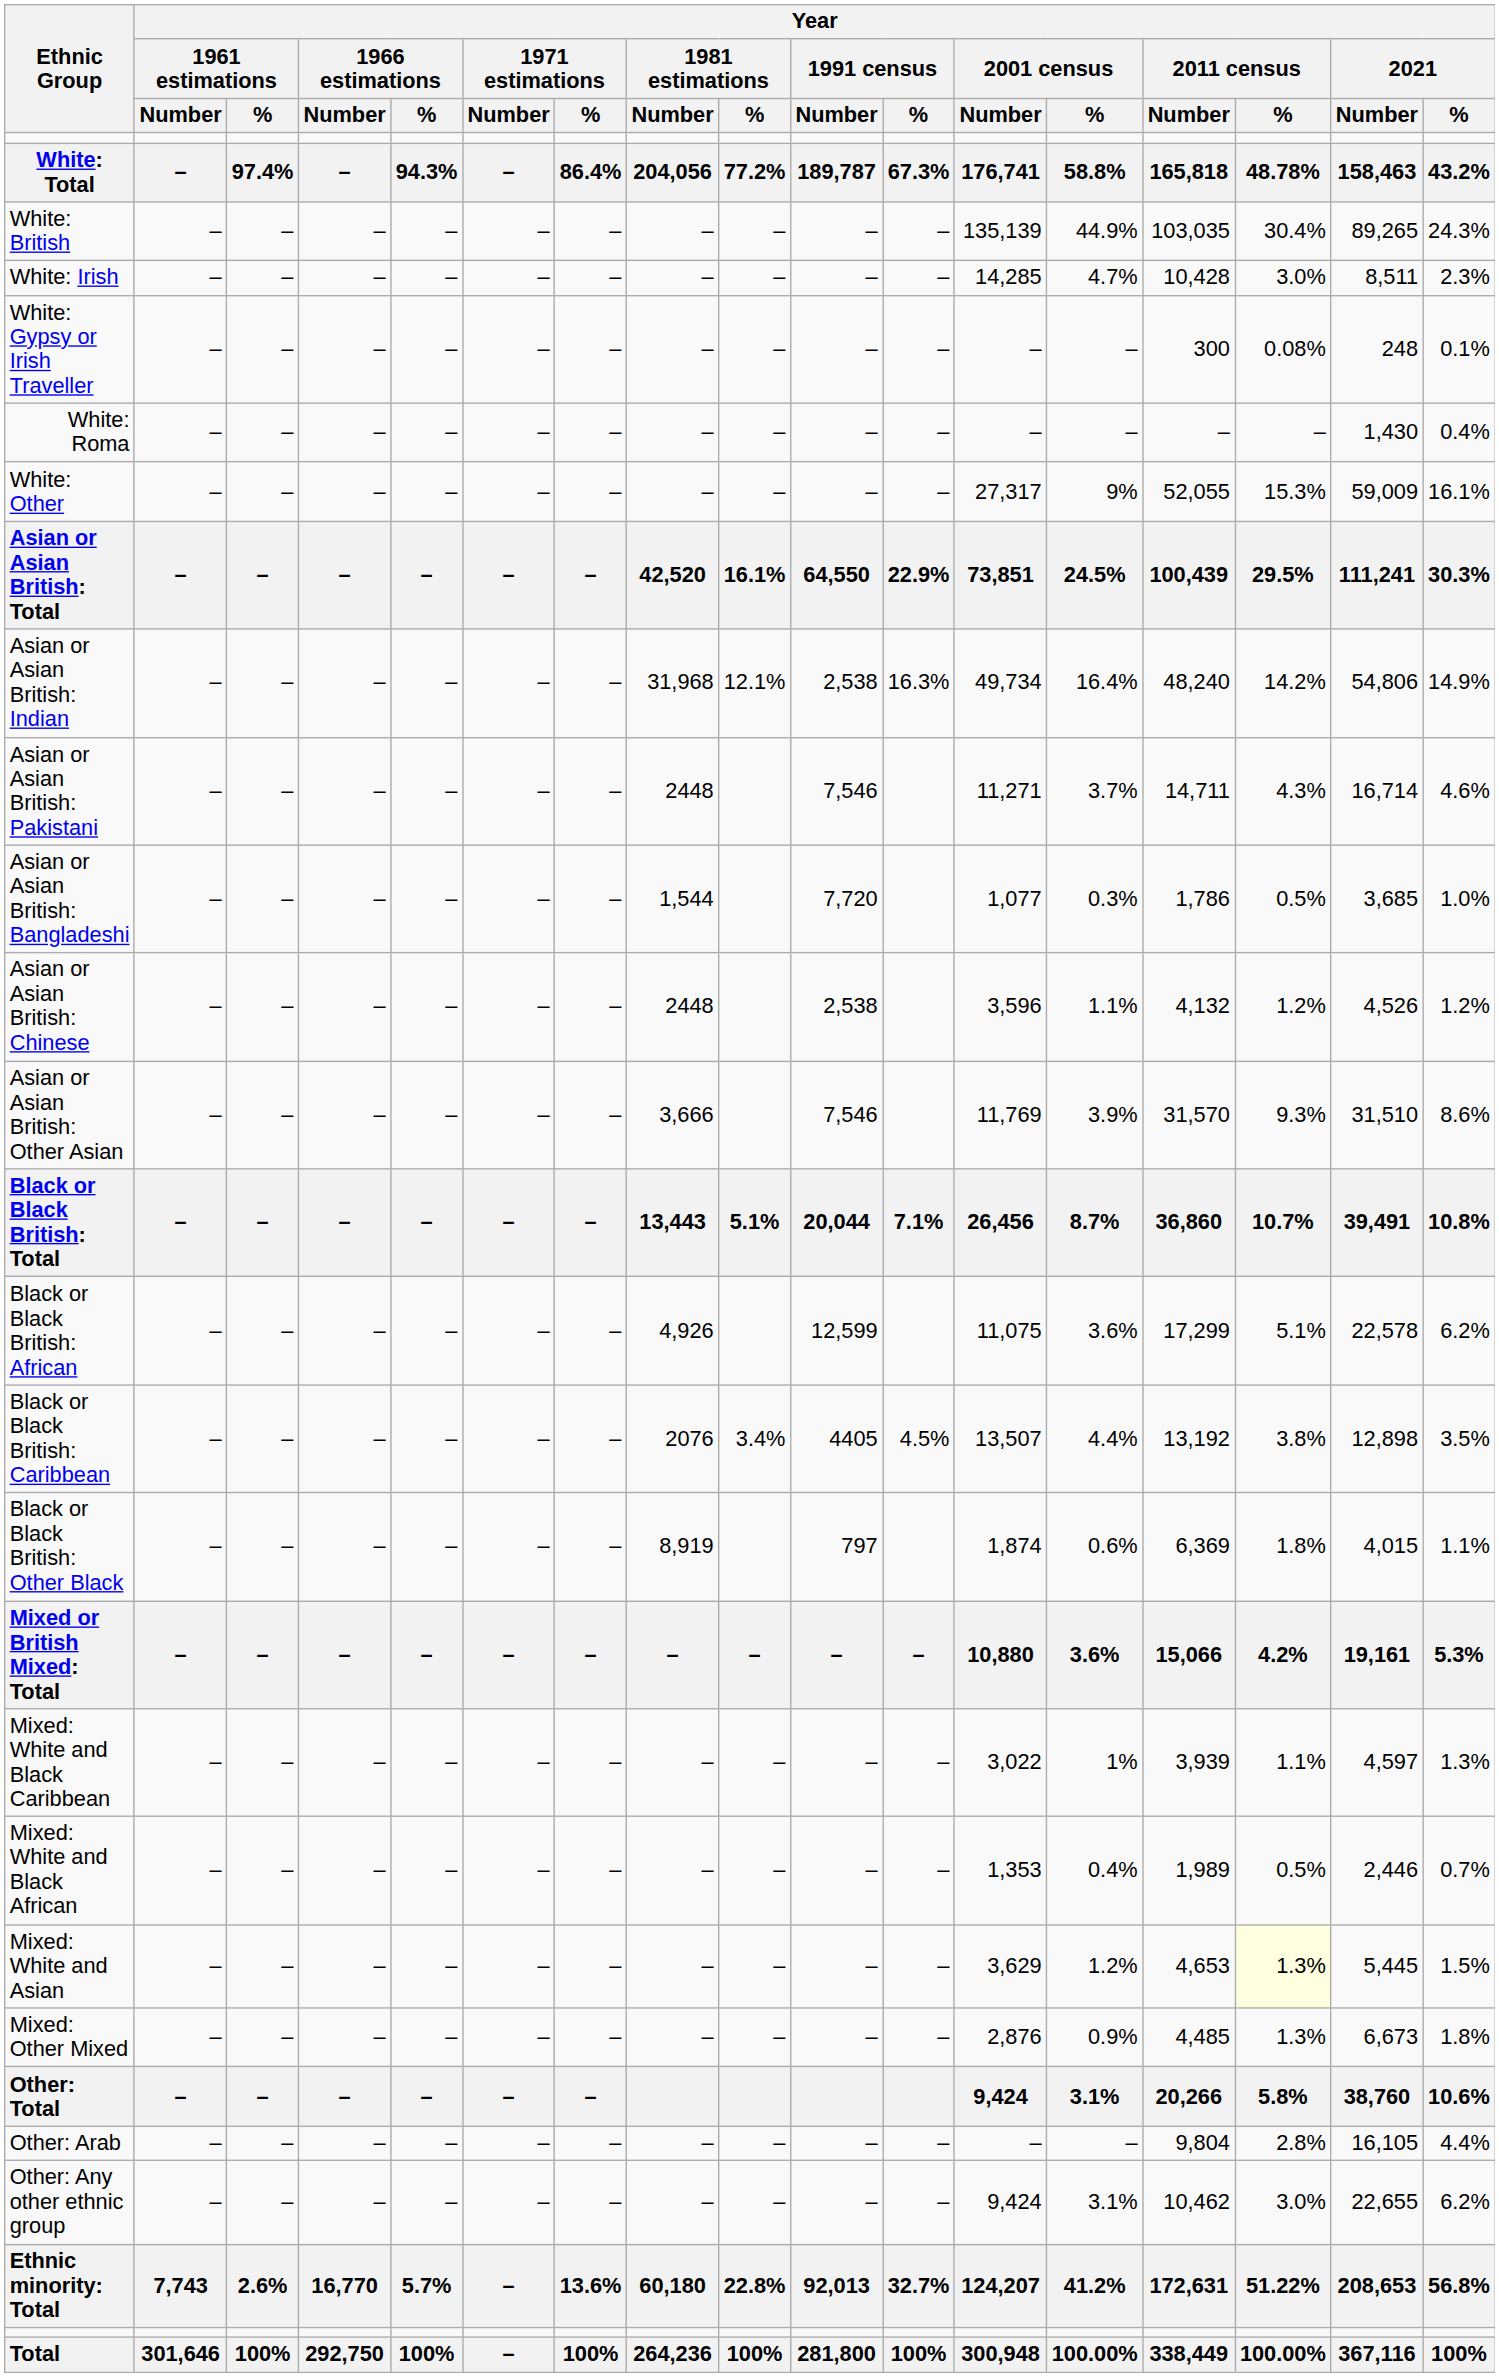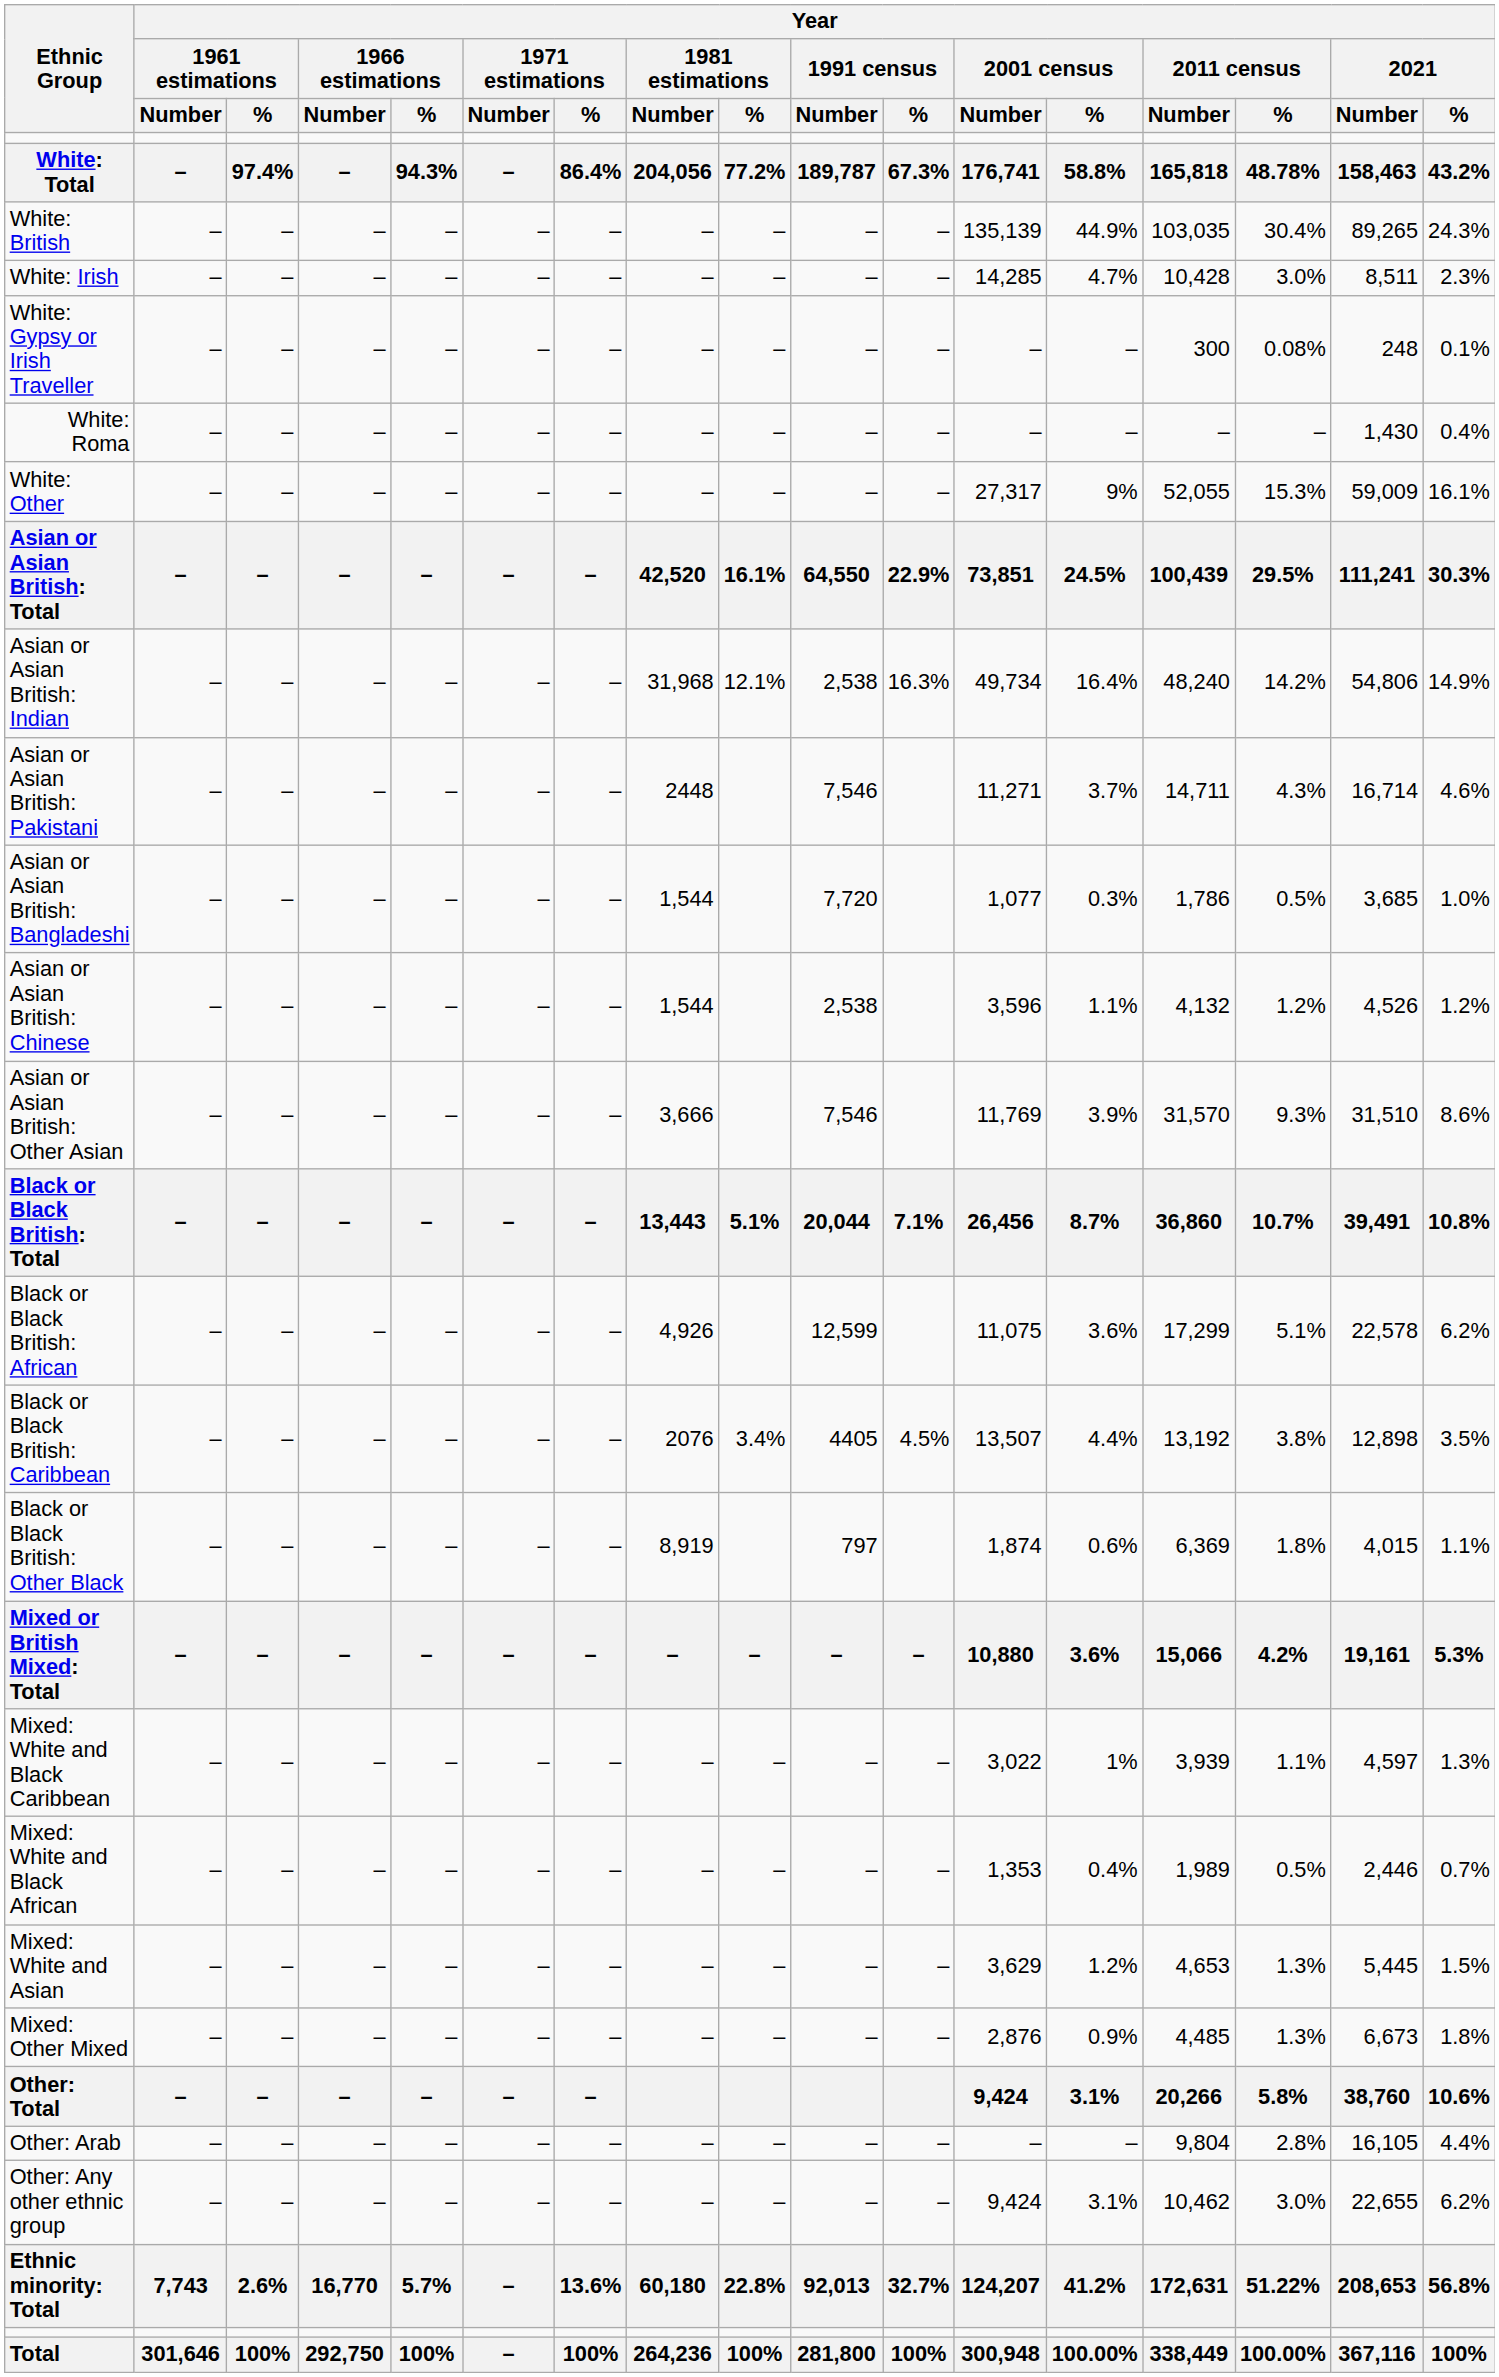(689, 1006) 2448 -> (686, 1006) 1,544
(1301, 1966) lightyellow background -> (1301, 1966) no background
